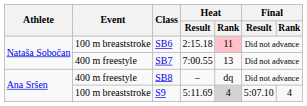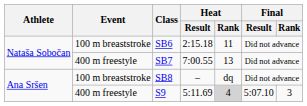(228, 44) pink background -> (228, 44) no background
(106, 77) 400 m freestyle -> (113, 77) 100 m breaststroke
(113, 94) 100 m breaststroke -> (106, 94) 400 m freestyle
(289, 94) 4 -> (289, 94) 3
